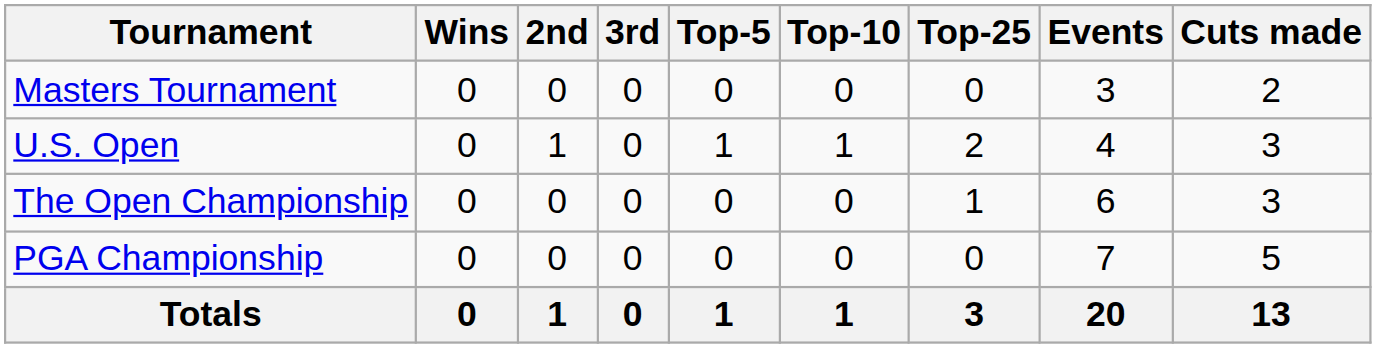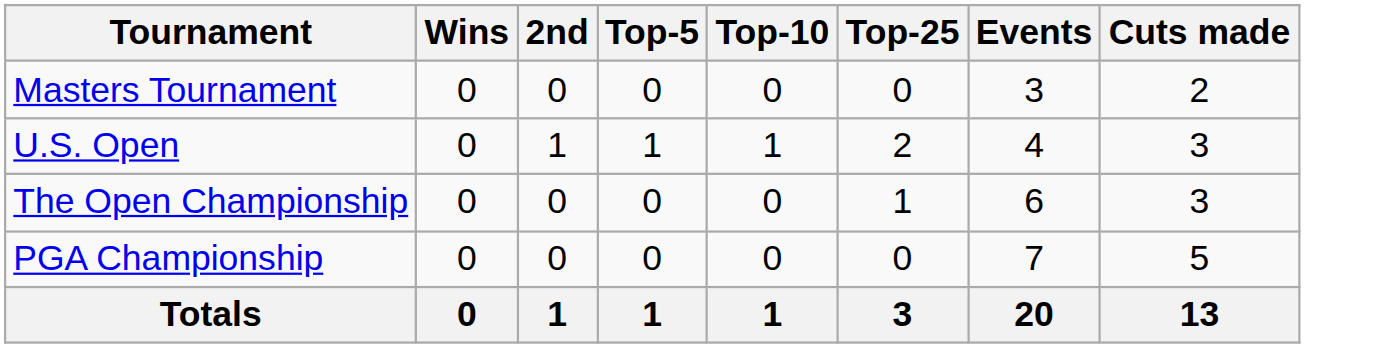- column: (633, 32)
